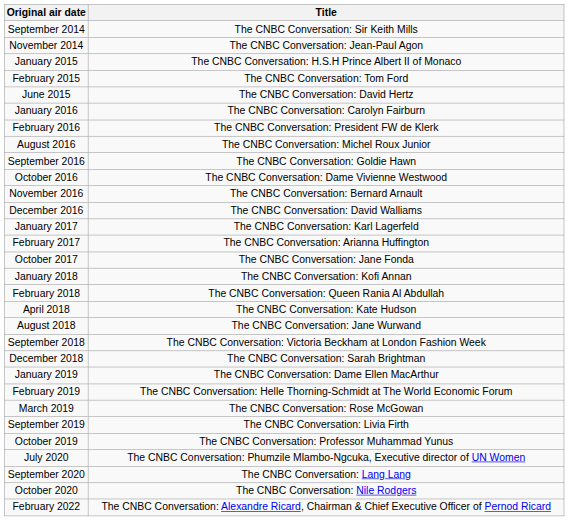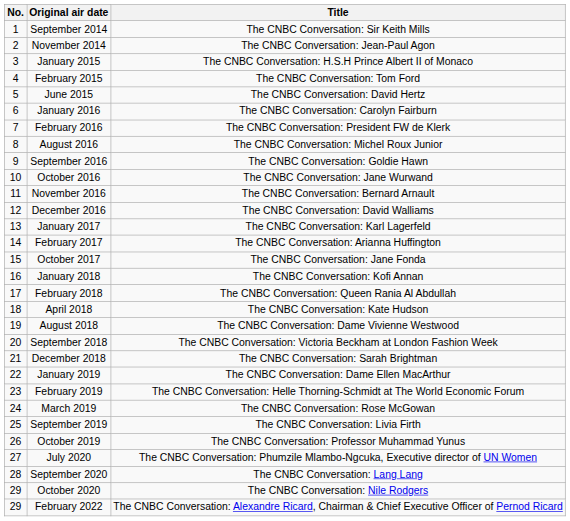+ column: (16, 12)
(326, 177) The CNBC Conversation: Dame Vivienne Westwood -> (338, 177) The CNBC Conversation: Jane Wurwand
(326, 326) The CNBC Conversation: Jane Wurwand -> (338, 326) The CNBC Conversation: Dame Vivienne Westwood
